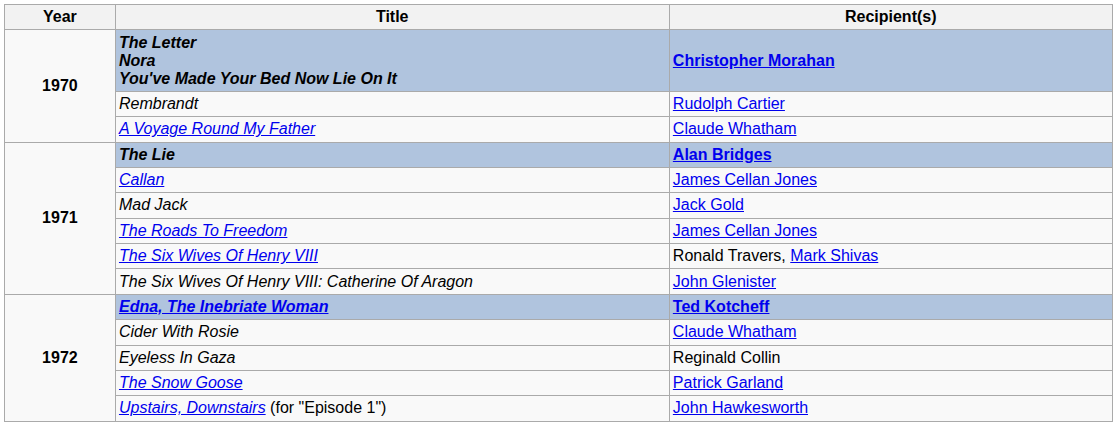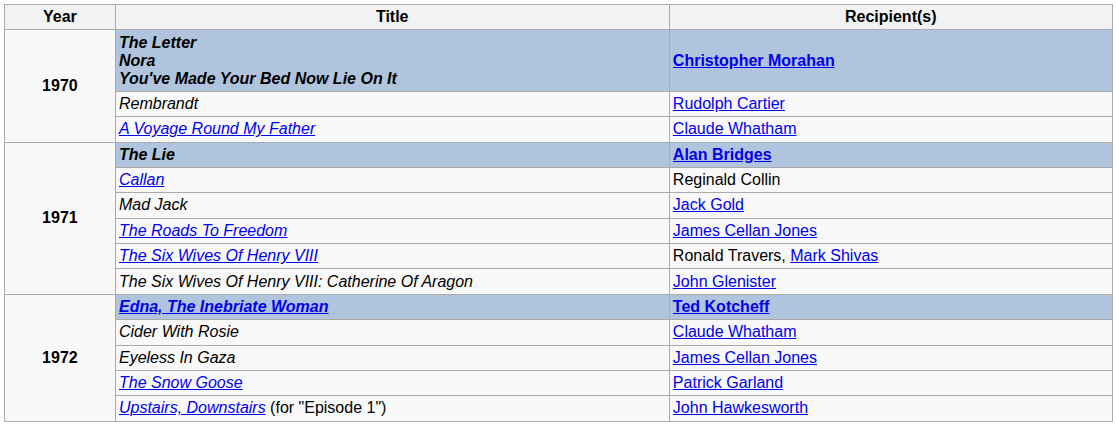(745, 180) James Cellan Jones -> (727, 180) Reginald Collin
(727, 357) Reginald Collin -> (745, 357) James Cellan Jones
